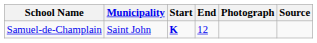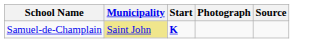- column: (207, 12)
(129, 29) no background -> (129, 29) khaki background
